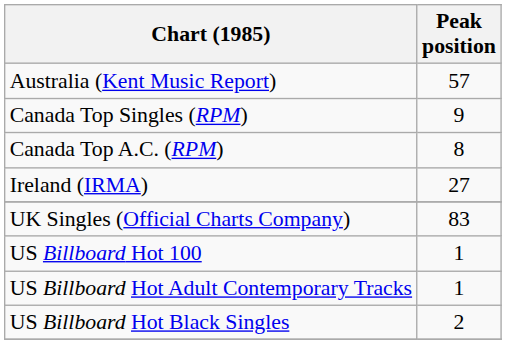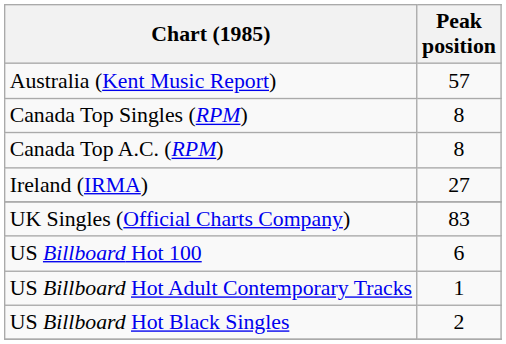(459, 115) 9 -> (459, 115) 8
(459, 253) 1 -> (459, 253) 6
